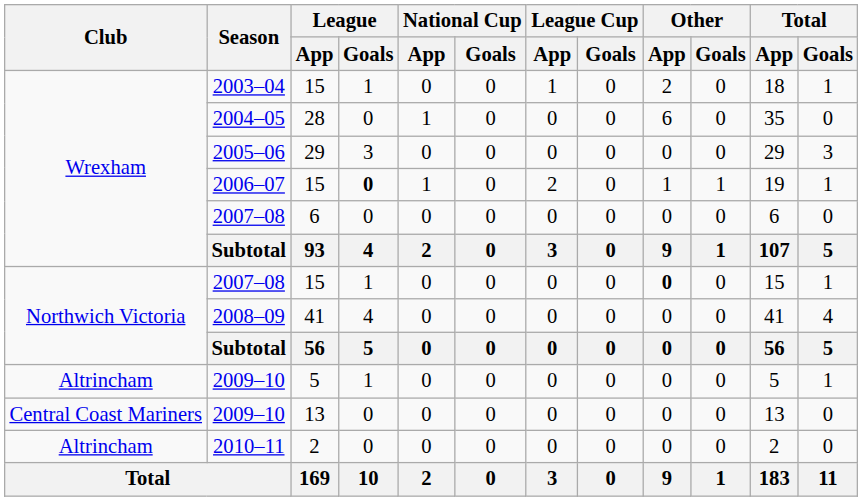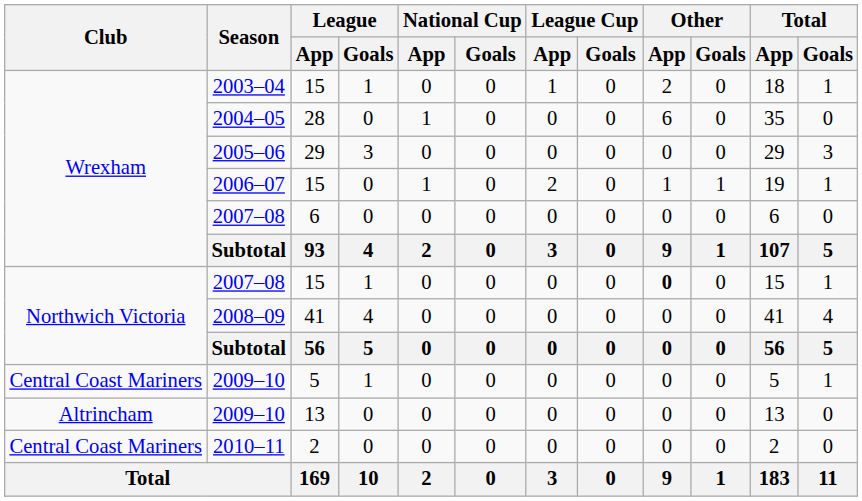(368, 184) bold -> (368, 184) normal
(106, 380) Altrincham -> (106, 380) Central Coast Mariners
(106, 413) Central Coast Mariners -> (106, 413) Altrincham
(106, 446) Altrincham -> (106, 446) Central Coast Mariners
